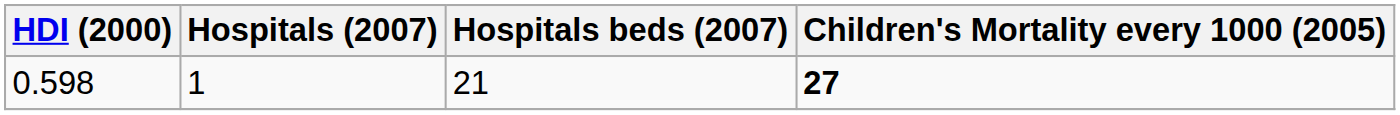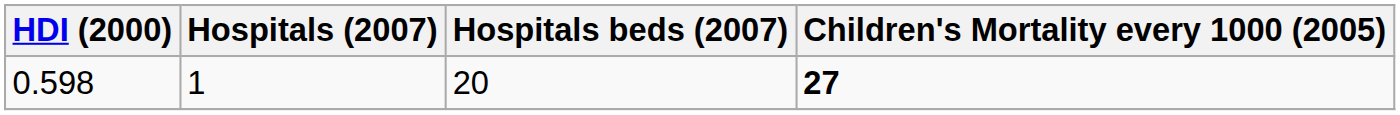(471, 82) 21 -> (471, 82) 20
